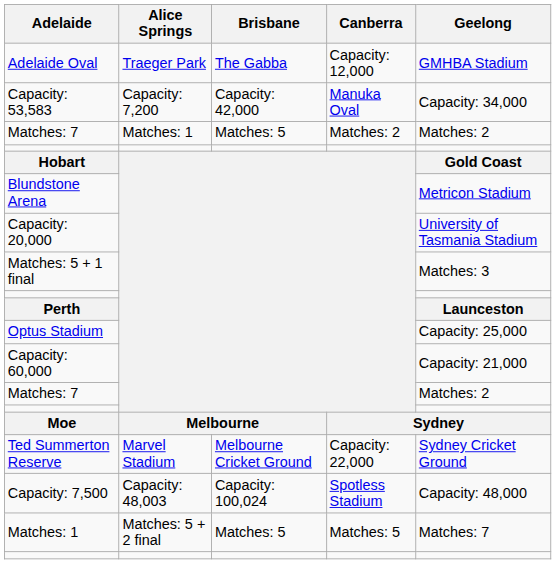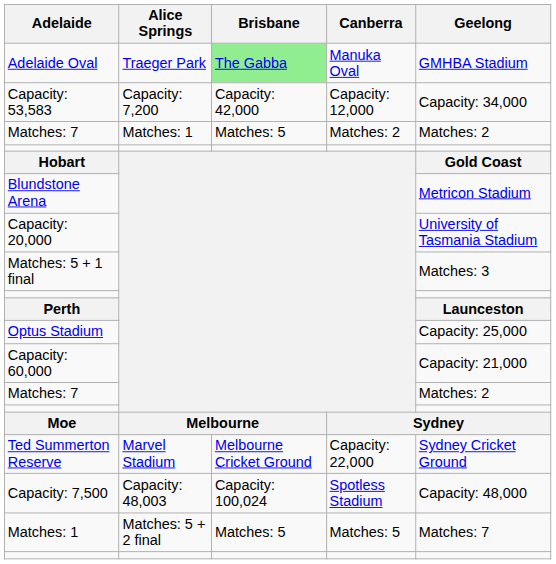(251, 63) no background -> (251, 63) lightgreen background
(360, 63) Capacity: 12,000 -> (355, 63) Manuka Oval
(355, 102) Manuka Oval -> (360, 102) Capacity: 12,000
